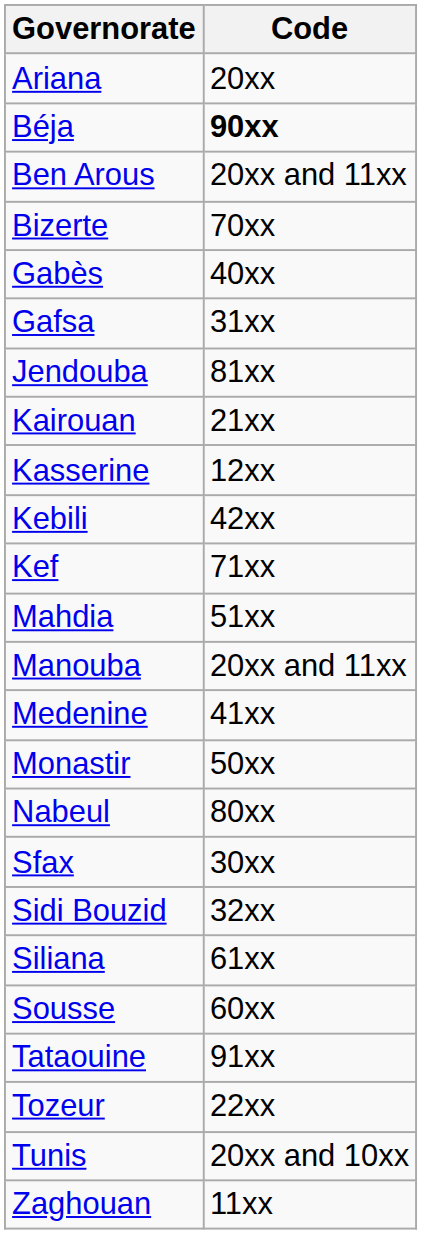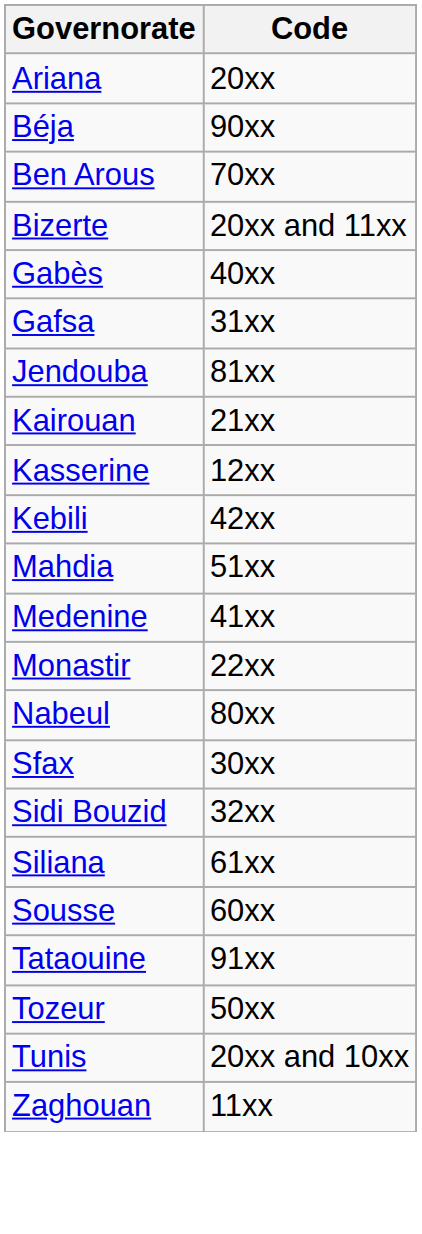(244, 126) bold -> (243, 126) normal
(308, 175) 20xx and 11xx -> (243, 175) 70xx
(243, 224) 70xx -> (308, 224) 20xx and 11xx
- row: (35, 567)
- row: (76, 665)
(243, 763) 50xx -> (243, 665) 22xx
(243, 1106) 22xx -> (243, 1008) 50xx
